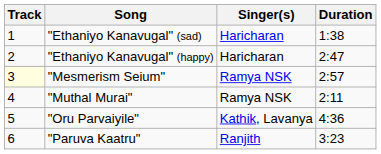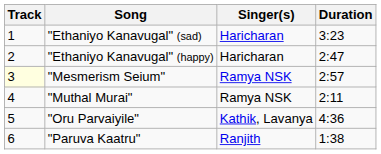(332, 36) 1:38 -> (332, 36) 3:23
(332, 139) 3:23 -> (332, 139) 1:38
